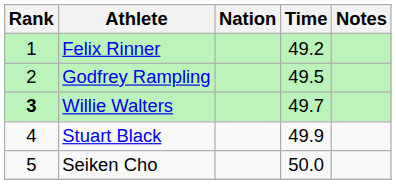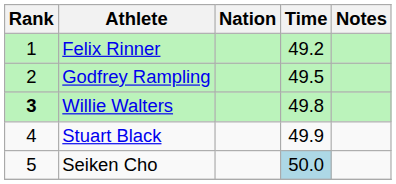(306, 106) 49.7 -> (306, 106) 49.8
(306, 164) no background -> (306, 164) lightblue background
